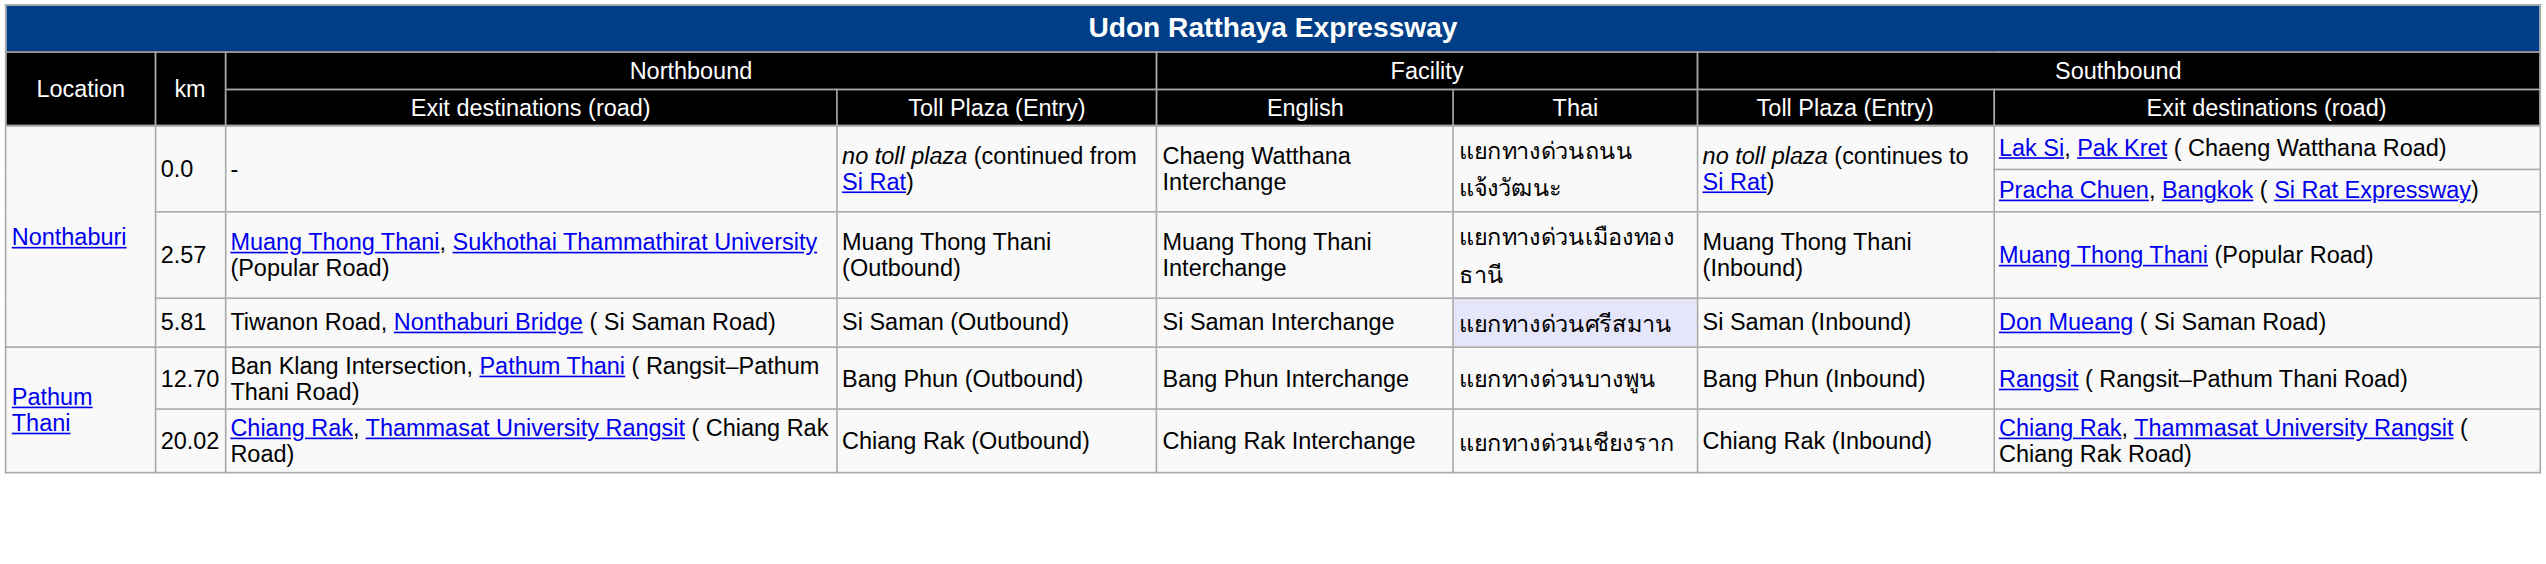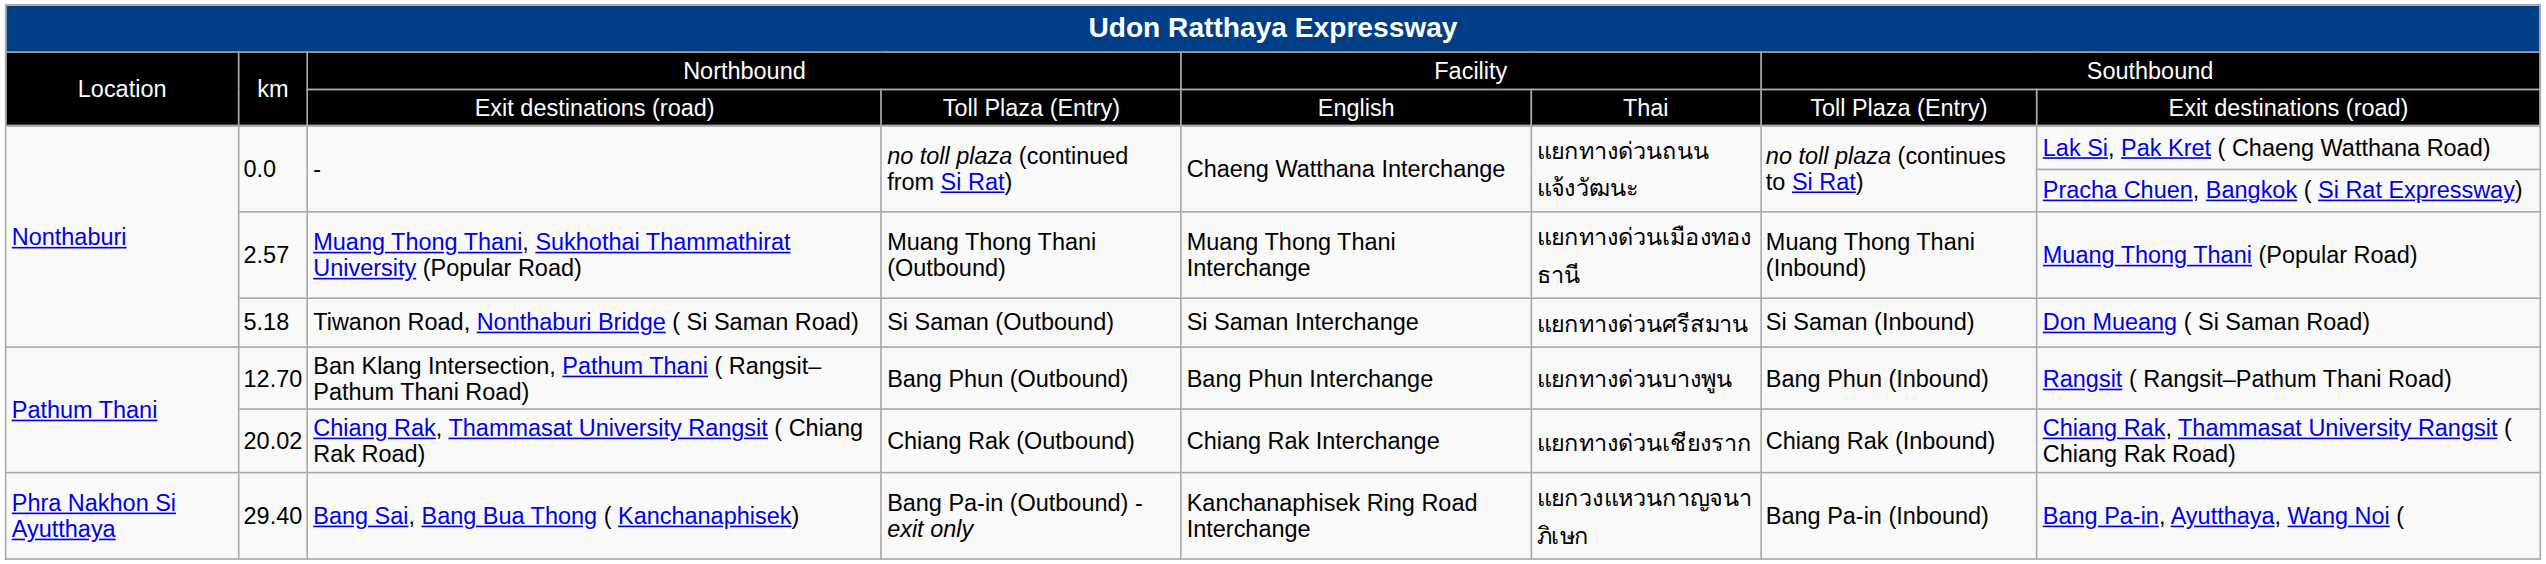(184, 323) 5.81 -> (266, 323) 5.18
(1565, 324) lavender background -> (1643, 324) no background
+ row: (556, 516)
